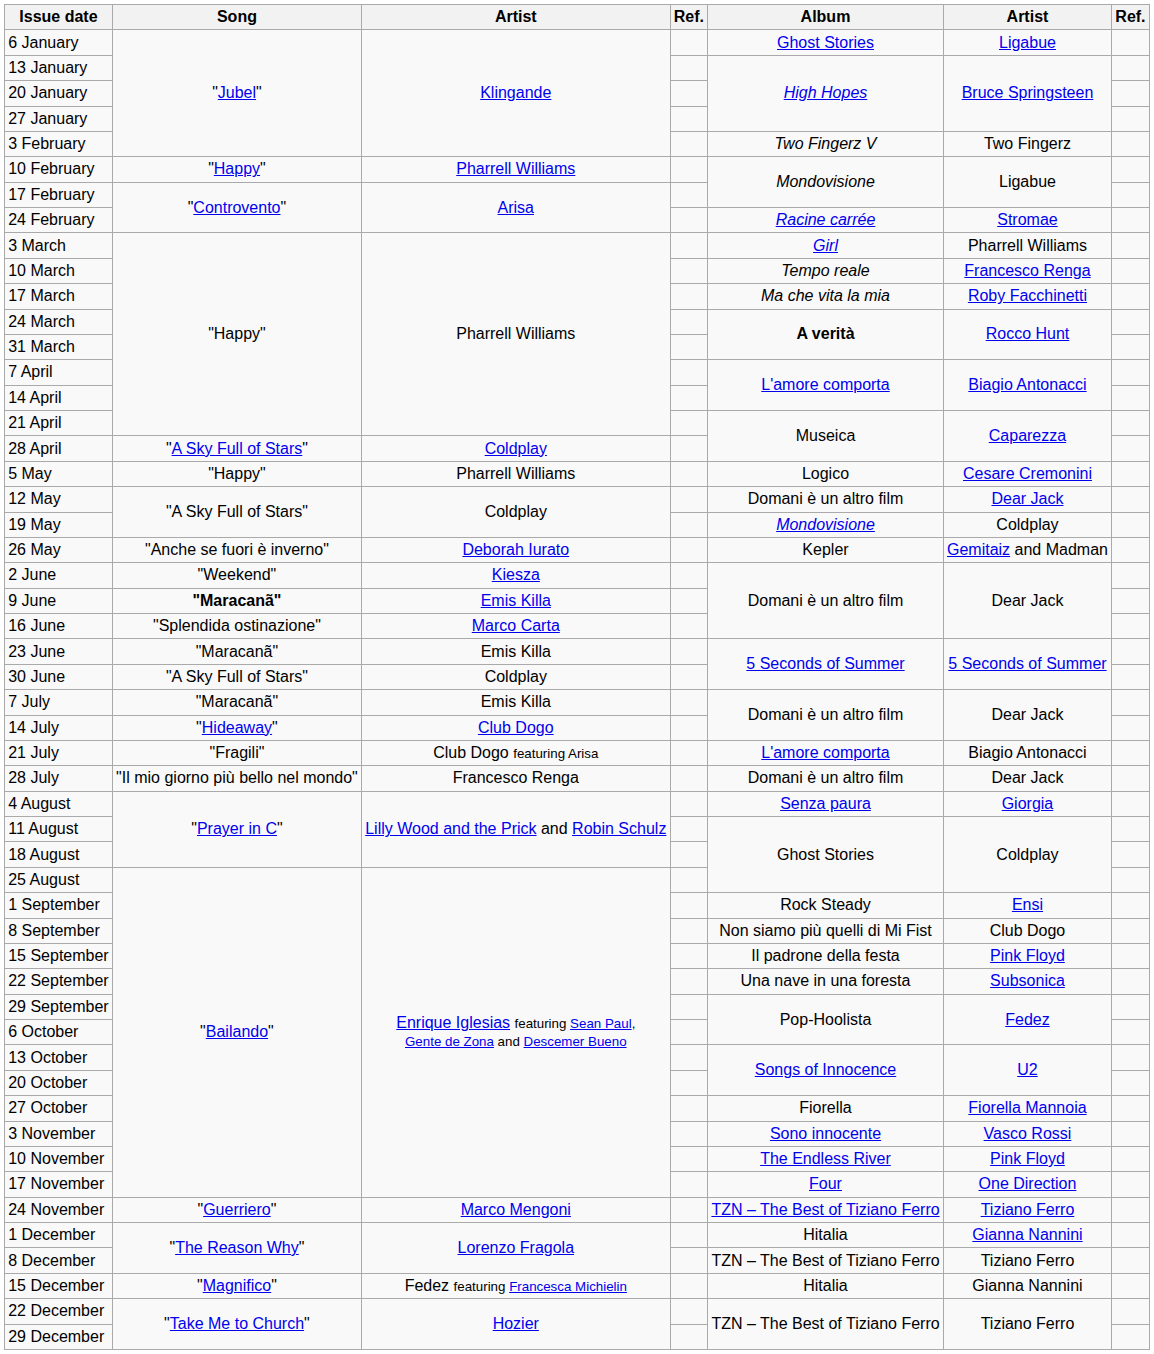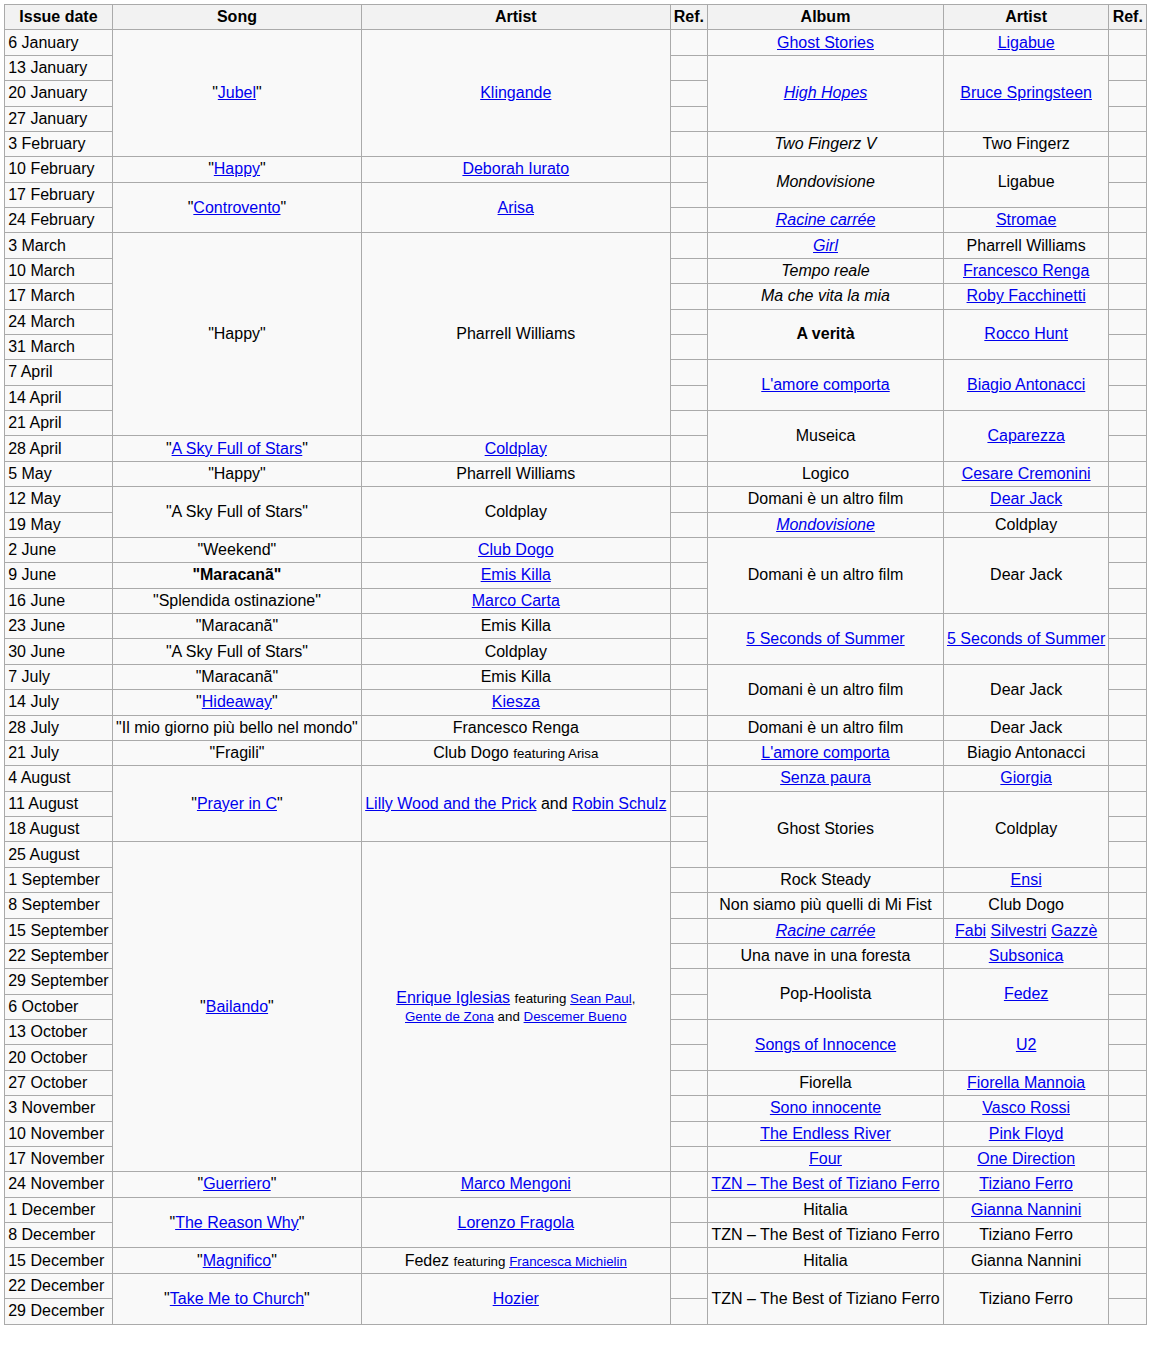(516, 169) Pharrell Williams -> (516, 169) Deborah Iurato
- row: (34, 550)
(516, 575) Kiesza -> (516, 550) Club Dogo
(516, 727) Club Dogo -> (516, 702) Kiesza
rows swapped: (34, 753) <-> (34, 778)
(825, 956) Il padrone della festa -> (825, 930) Racine carrée
(1027, 956) Pink Floyd -> (1026, 930) Fabi Silvestri Gazzè
